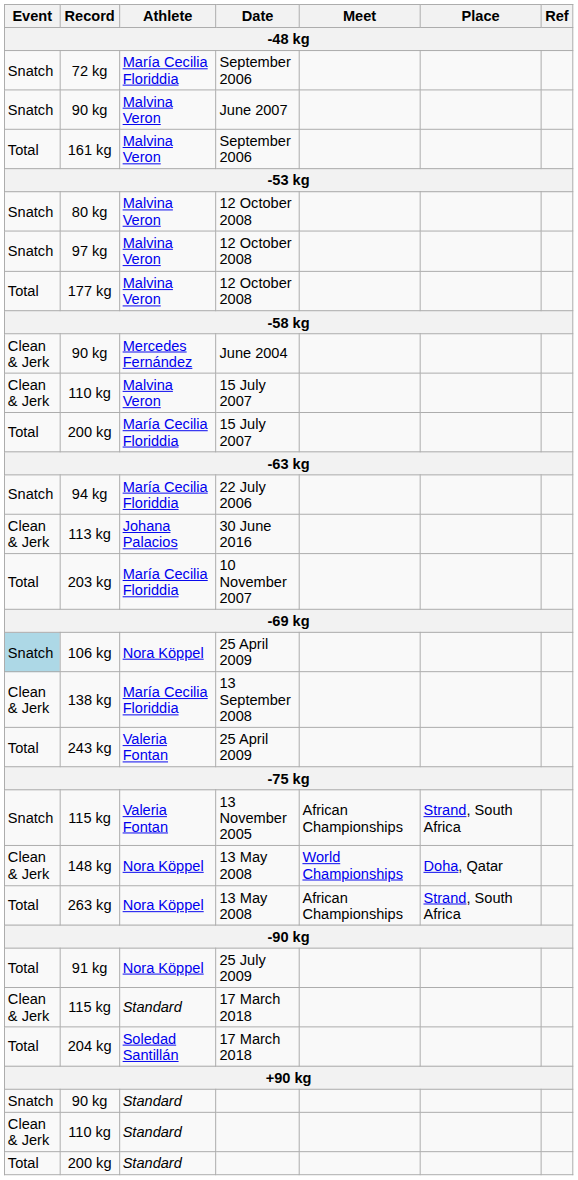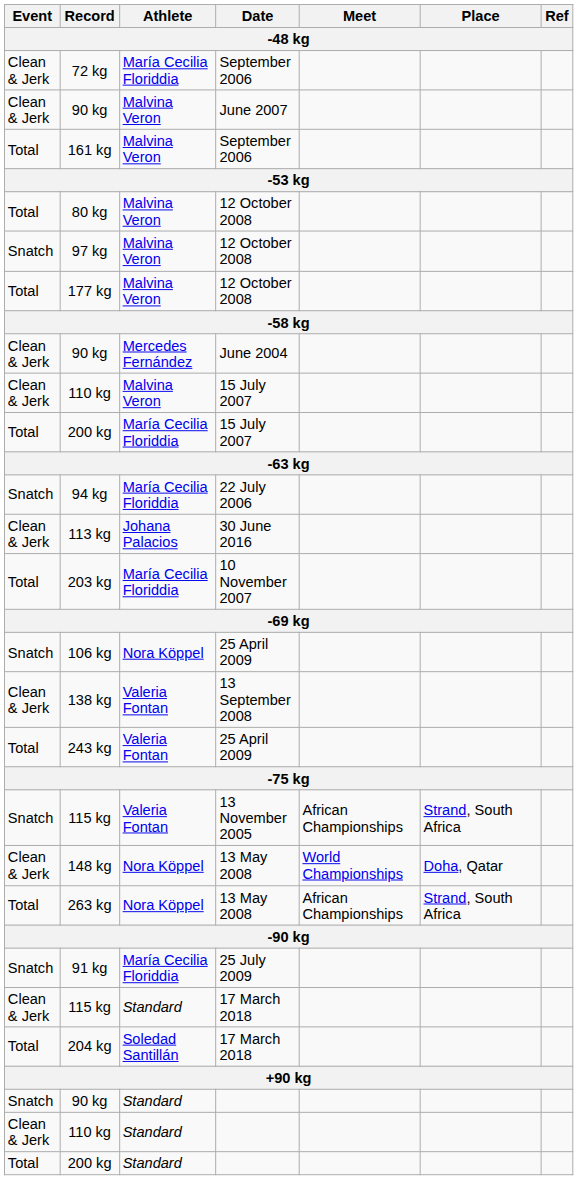(31, 71) Snatch -> (29, 71) Clean & Jerk
(31, 110) Snatch -> (29, 110) Clean & Jerk
(31, 212) Snatch -> (23, 212) Total
(31, 652) lightblue background -> (31, 652) no background
(165, 700) María Cecilia Floriddia -> (145, 700) Valeria Fontan
(23, 968) Total -> (31, 968) Snatch
(163, 968) Nora Köppel -> (165, 968) María Cecilia Floriddia
